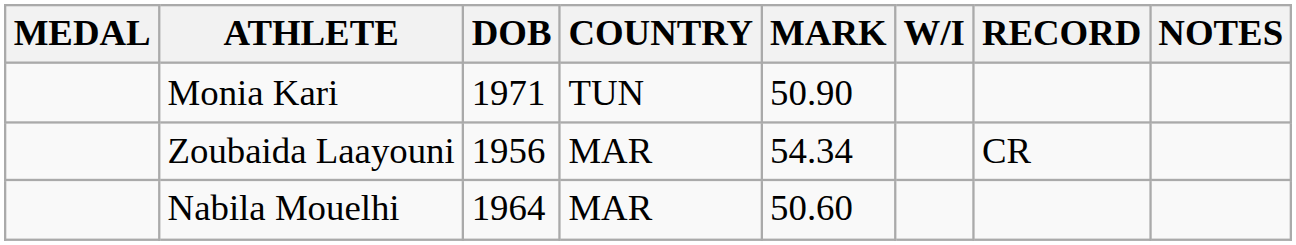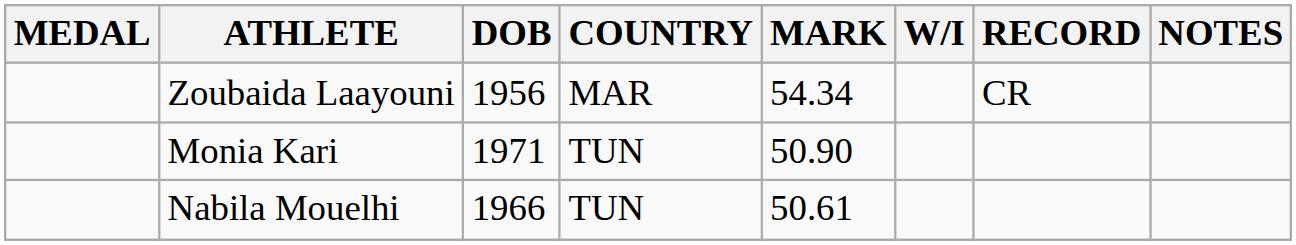rows swapped: (311, 150) <-> (253, 92)
(508, 208) 1964 -> (508, 208) 1966
(610, 208) MAR -> (606, 208) TUN
(812, 208) 50.60 -> (812, 208) 50.61
